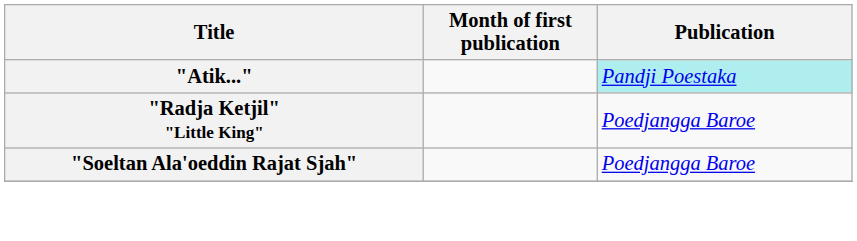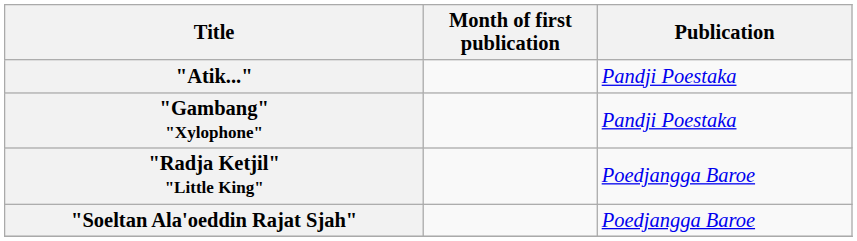(669, 76) paleturquoise background -> (669, 76) no background
+ row: (214, 120)
